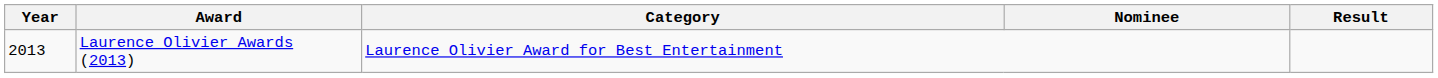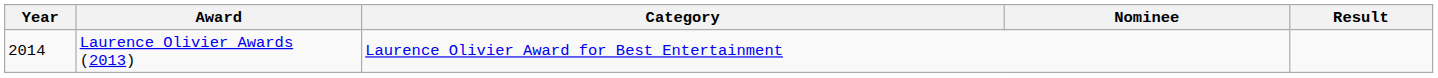(27, 51) 2013 -> (27, 51) 2014
